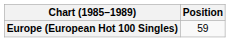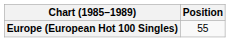(203, 28) 59 -> (203, 28) 55
